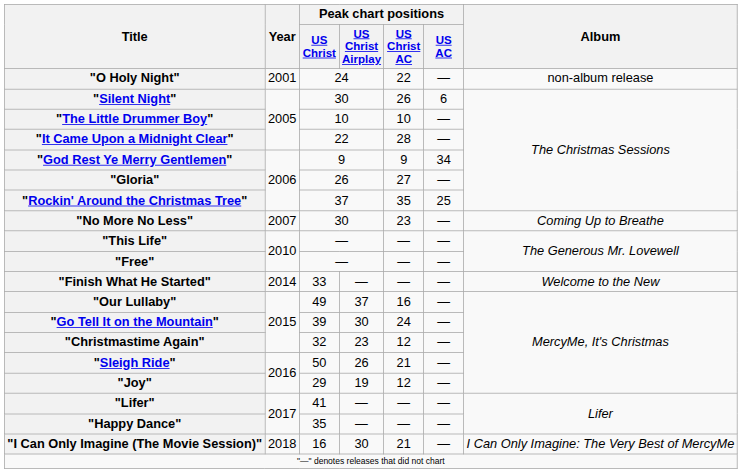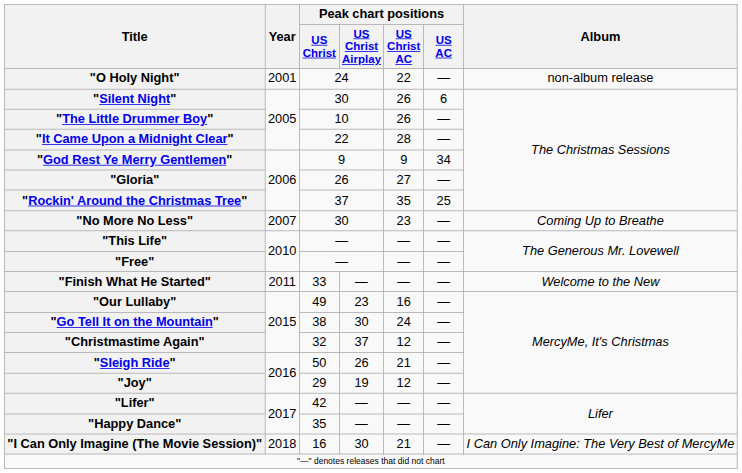(404, 119) 10 -> (404, 119) 26
(282, 281) 2014 -> (282, 281) 2011
(362, 302) 37 -> (362, 302) 23
(319, 322) 39 -> (319, 322) 38
(362, 342) 23 -> (362, 342) 37
(319, 403) 41 -> (319, 403) 42
